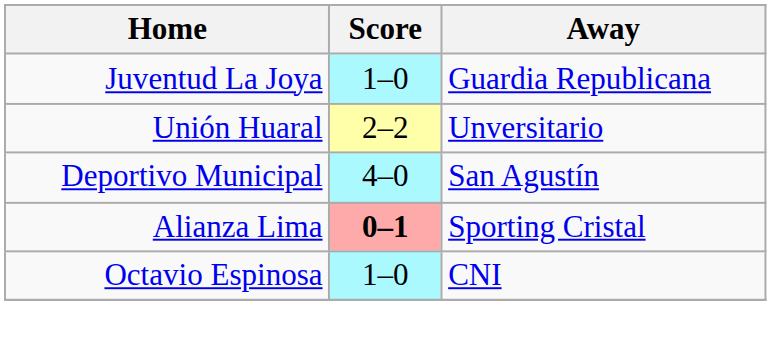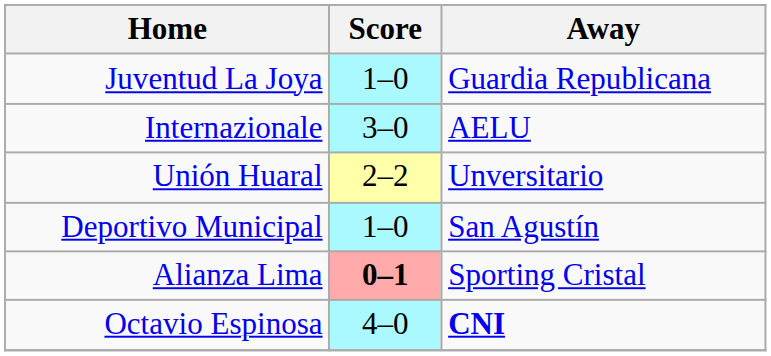+ row: (234, 127)
(385, 176) 4–0 -> (385, 226) 1–0
(385, 275) 1–0 -> (385, 324) 4–0
(475, 275) normal -> (477, 324) bold
